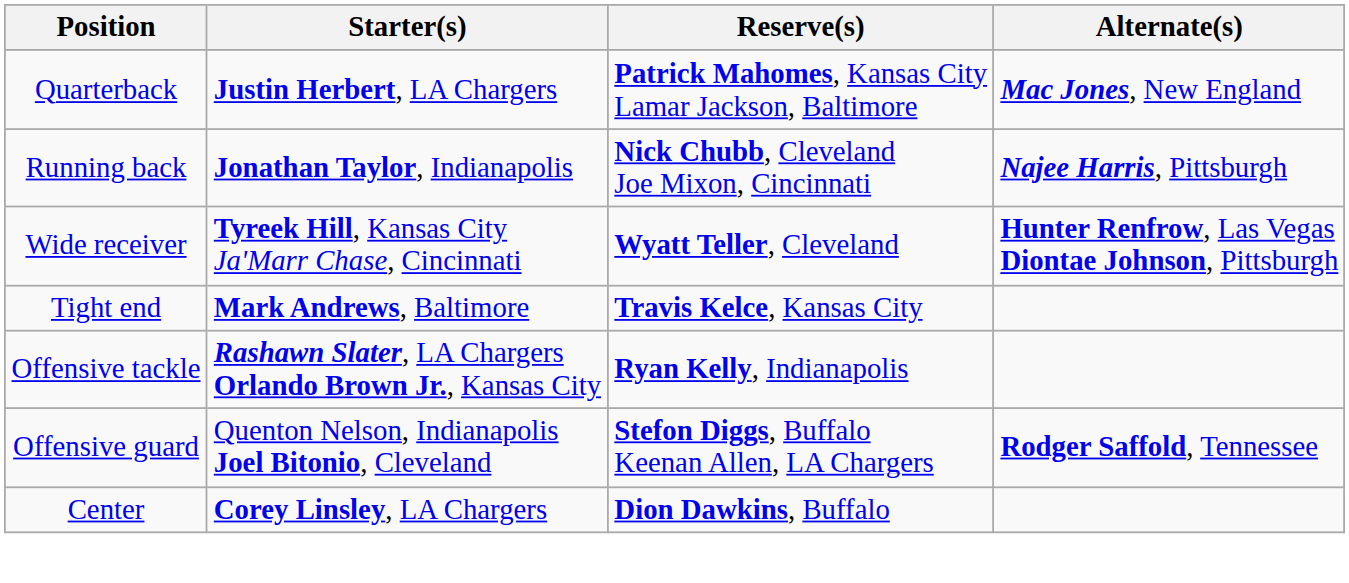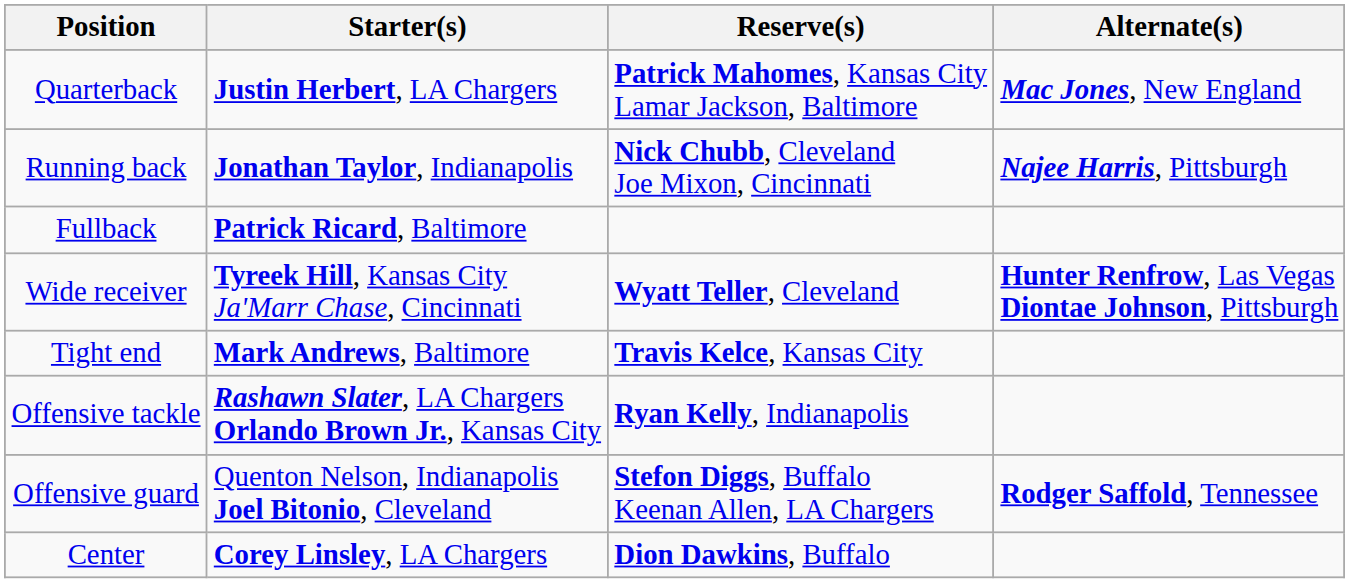+ row: (106, 229)
